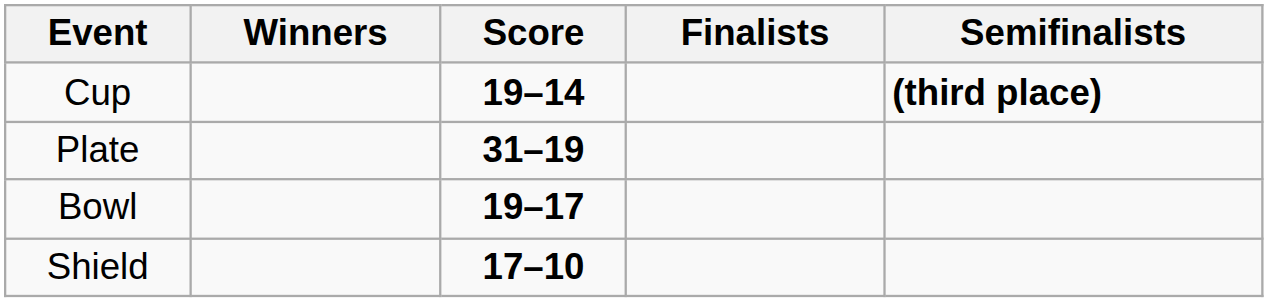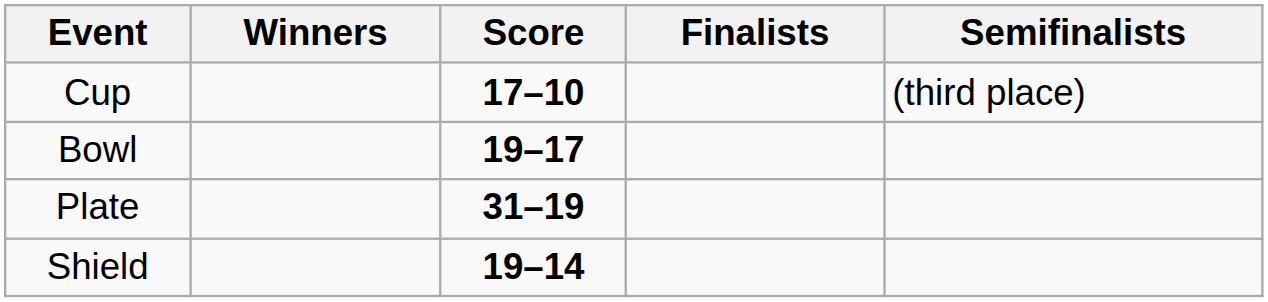(534, 91) 19–14 -> (534, 91) 17–10
(997, 91) bold -> (989, 91) normal
rows swapped: (98, 149) <-> (98, 207)
(534, 265) 17–10 -> (534, 265) 19–14
